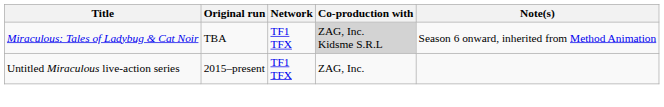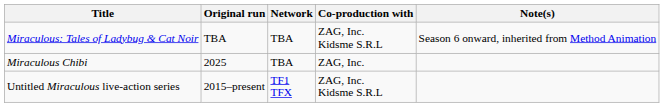(281, 37) TF1 TFX -> (282, 37) TBA
(350, 37) lightgrey background -> (350, 37) no background
+ row: (47, 62)
(341, 68) ZAG, Inc. -> (350, 86) ZAG, Inc. Kidsme S.R.L
